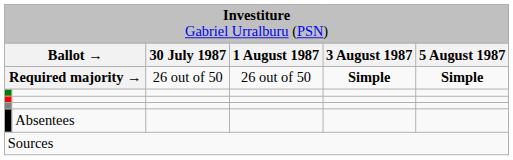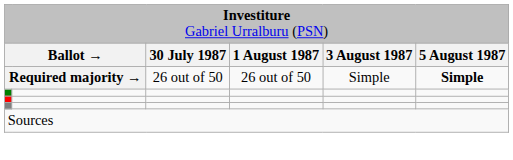(369, 77) bold -> (369, 77) normal
- row: (8, 120)
